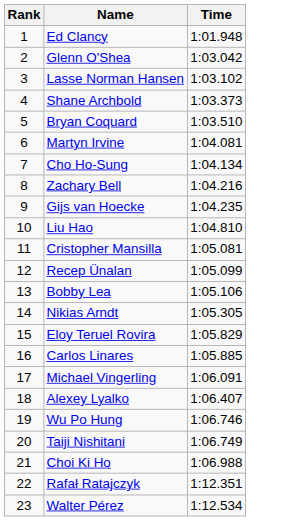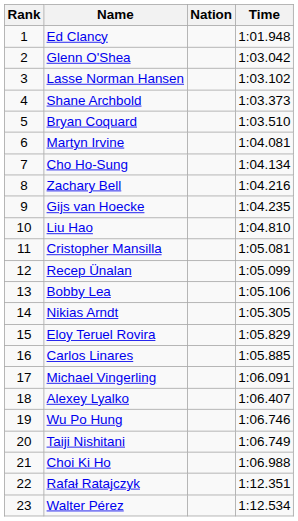+ column: (211, 15)
